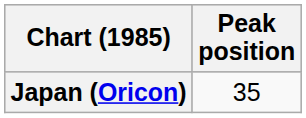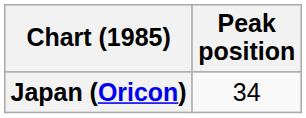(247, 91) 35 -> (247, 91) 34
